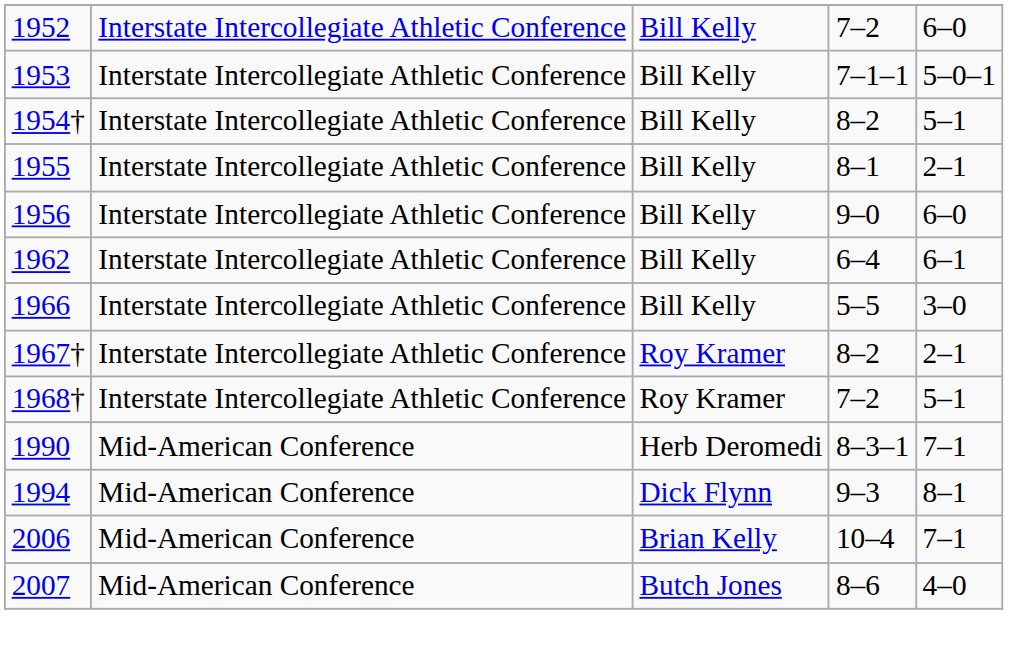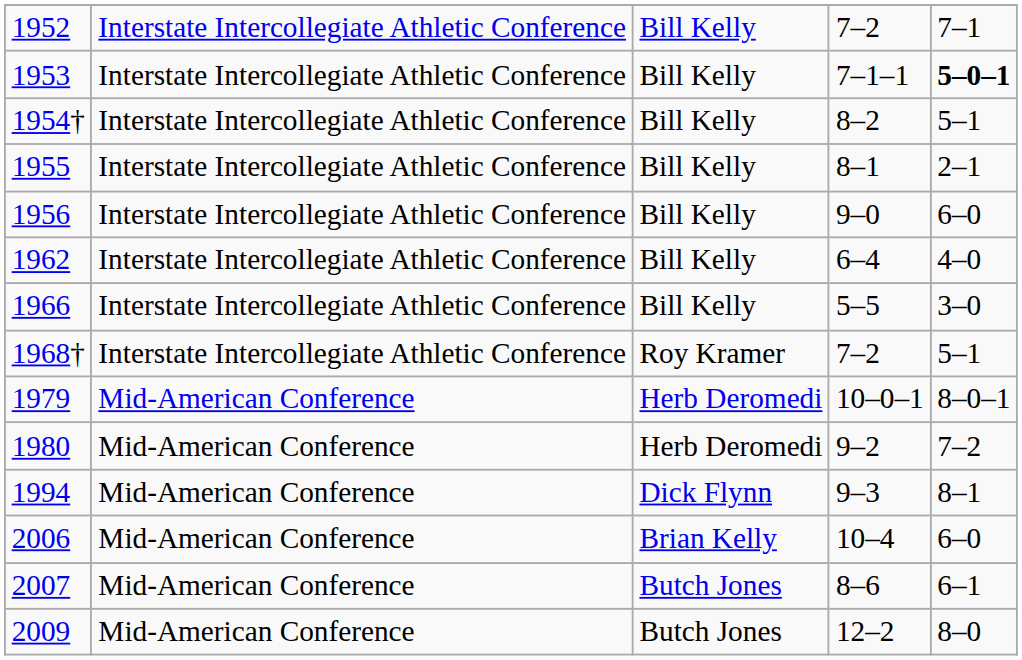(945, 27) 6–0 -> (959, 27) 7–1
(959, 74) normal -> (974, 74) bold
(945, 259) 6–1 -> (959, 259) 4–0
- row: (48, 352)
+ row: (41, 399)
+ row: (41, 445)
- row: (41, 445)
(945, 538) 7–1 -> (959, 538) 6–0
(945, 584) 4–0 -> (959, 584) 6–1
+ row: (41, 631)
